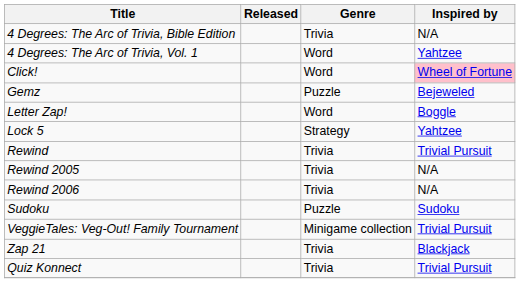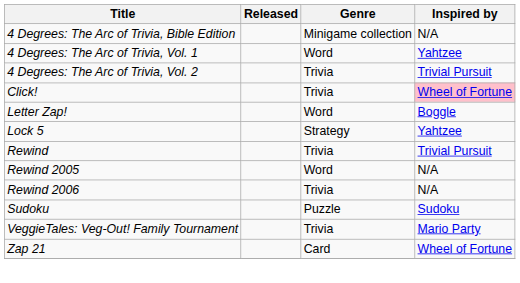(319, 33) Trivia -> (358, 33) Minigame collection
+ row: (103, 72)
(318, 72) Word -> (319, 92) Trivia
- row: (24, 92)
(319, 170) Trivia -> (318, 170) Word
(358, 229) Minigame collection -> (319, 229) Trivia
(455, 229) Trivial Pursuit -> (449, 229) Mario Party
(319, 248) Trivia -> (317, 248) Card
(444, 248) Blackjack -> (465, 248) Wheel of Fortune
- row: (44, 268)
